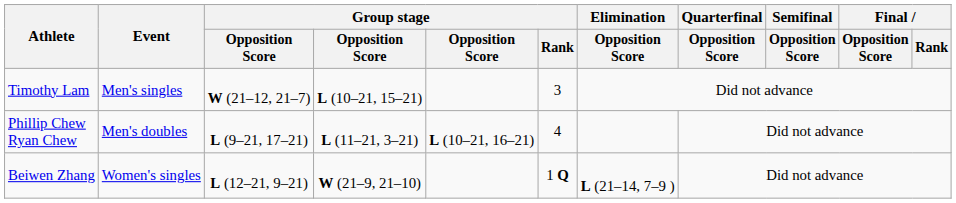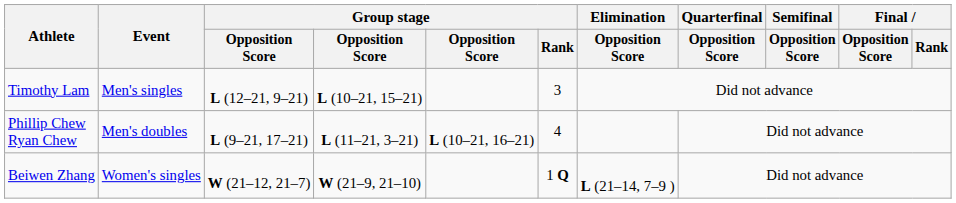(259, 98) W (21–12, 21–7) -> (259, 98) L (12–21, 9–21)
(259, 184) L (12–21, 9–21) -> (259, 184) W (21–12, 21–7)
